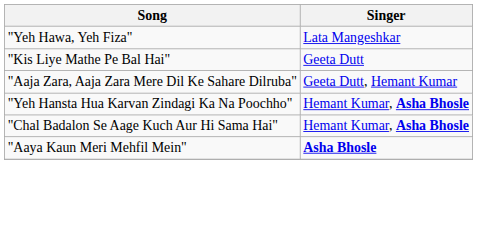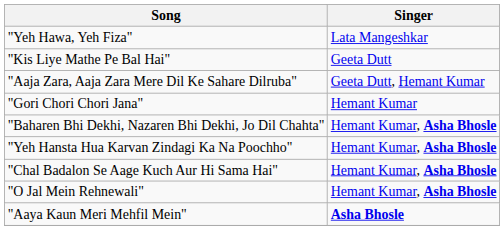+ row: (75, 103)
+ row: (166, 125)
+ row: (76, 192)
